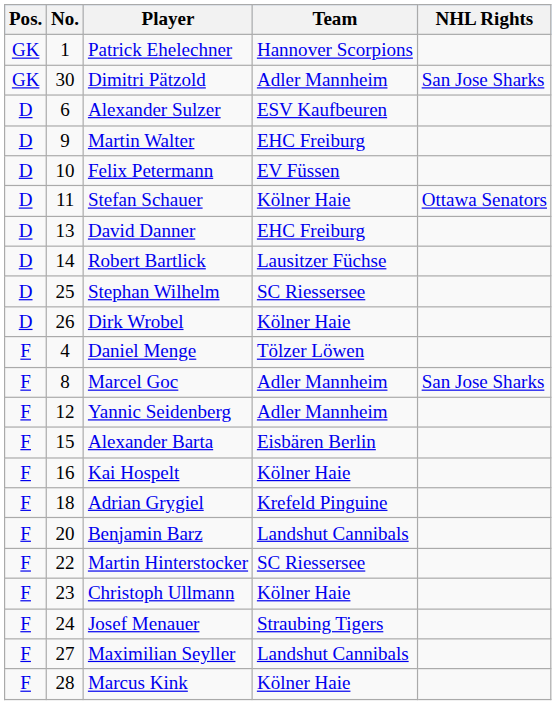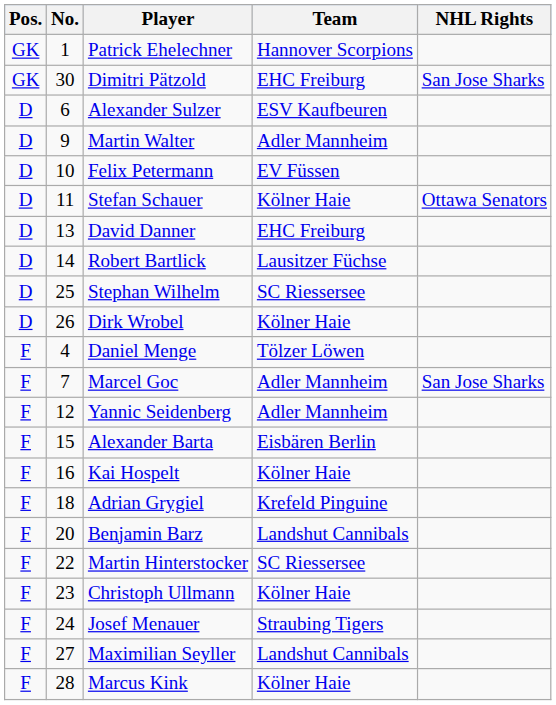(322, 79) Adler Mannheim -> (311, 79) EHC Freiburg
(311, 140) EHC Freiburg -> (322, 140) Adler Mannheim
(65, 381) 8 -> (65, 381) 7
